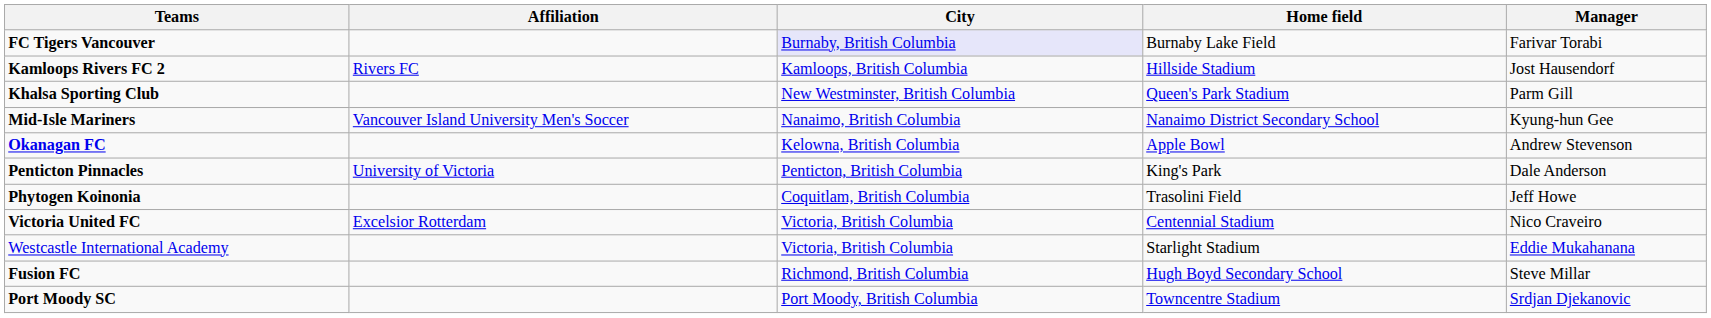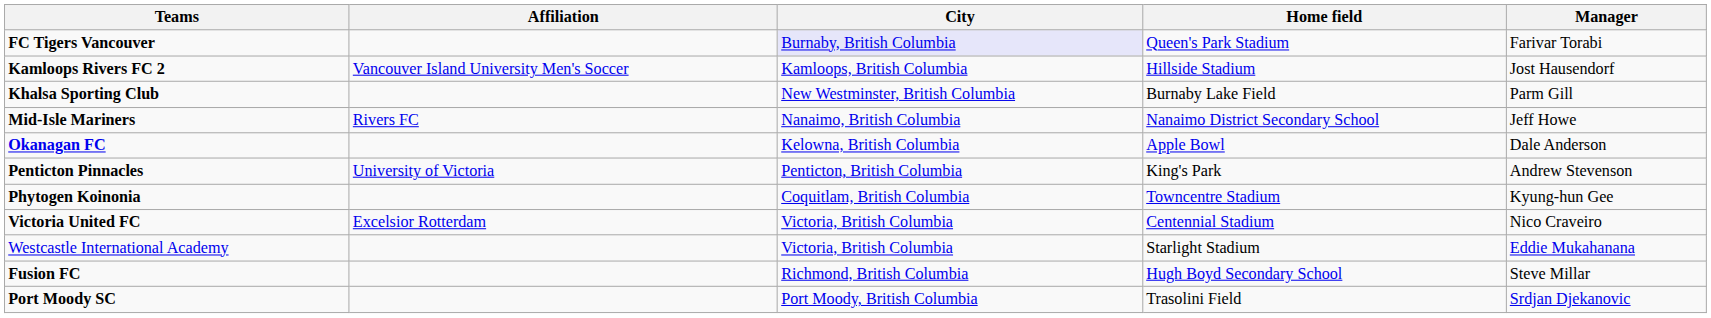(1211, 42) Burnaby Lake Field -> (1218, 42) Queen's Park Stadium
(386, 68) Rivers FC -> (491, 68) Vancouver Island University Men's Soccer
(1218, 94) Queen's Park Stadium -> (1211, 94) Burnaby Lake Field
(491, 119) Vancouver Island University Men's Soccer -> (386, 119) Rivers FC
(1562, 119) Kyung-hun Gee -> (1543, 119) Jeff Howe
(1571, 145) Andrew Stevenson -> (1558, 145) Dale Anderson
(1558, 171) Dale Anderson -> (1571, 171) Andrew Stevenson
(1194, 196) Trasolini Field -> (1213, 196) Towncentre Stadium
(1543, 196) Jeff Howe -> (1562, 196) Kyung-hun Gee
(1213, 299) Towncentre Stadium -> (1194, 299) Trasolini Field
